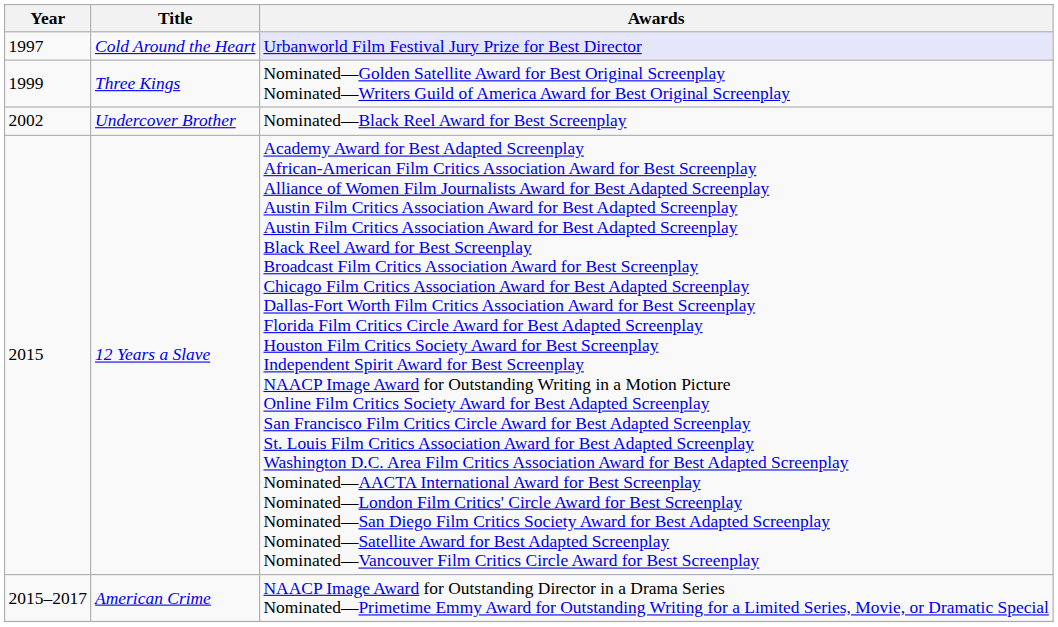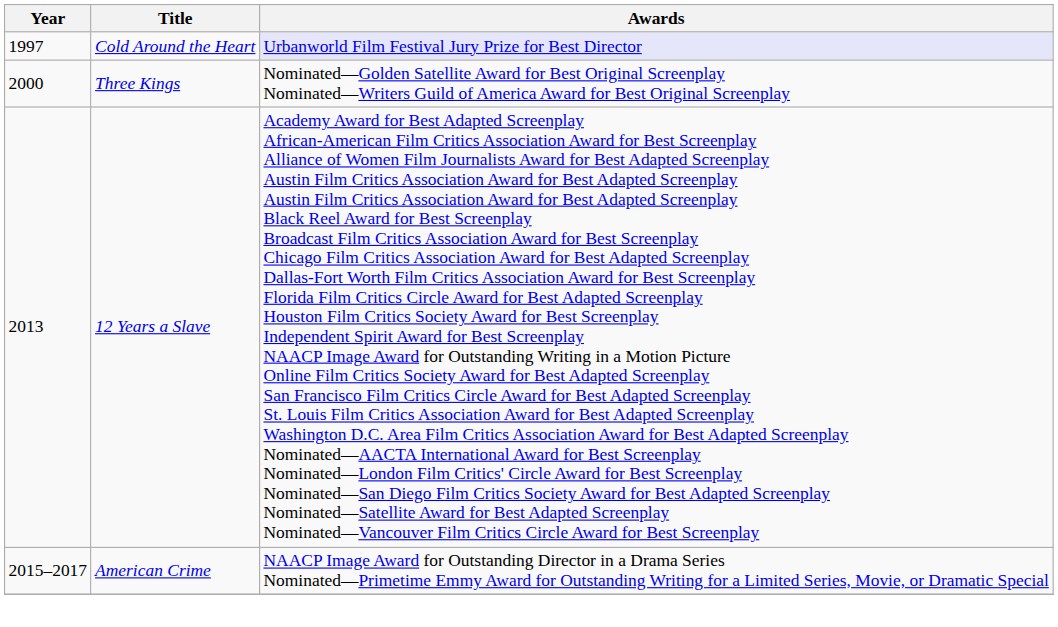(26, 83) 1999 -> (26, 83) 2000
- row: (165, 120)
(26, 354) 2015 -> (26, 326) 2013
